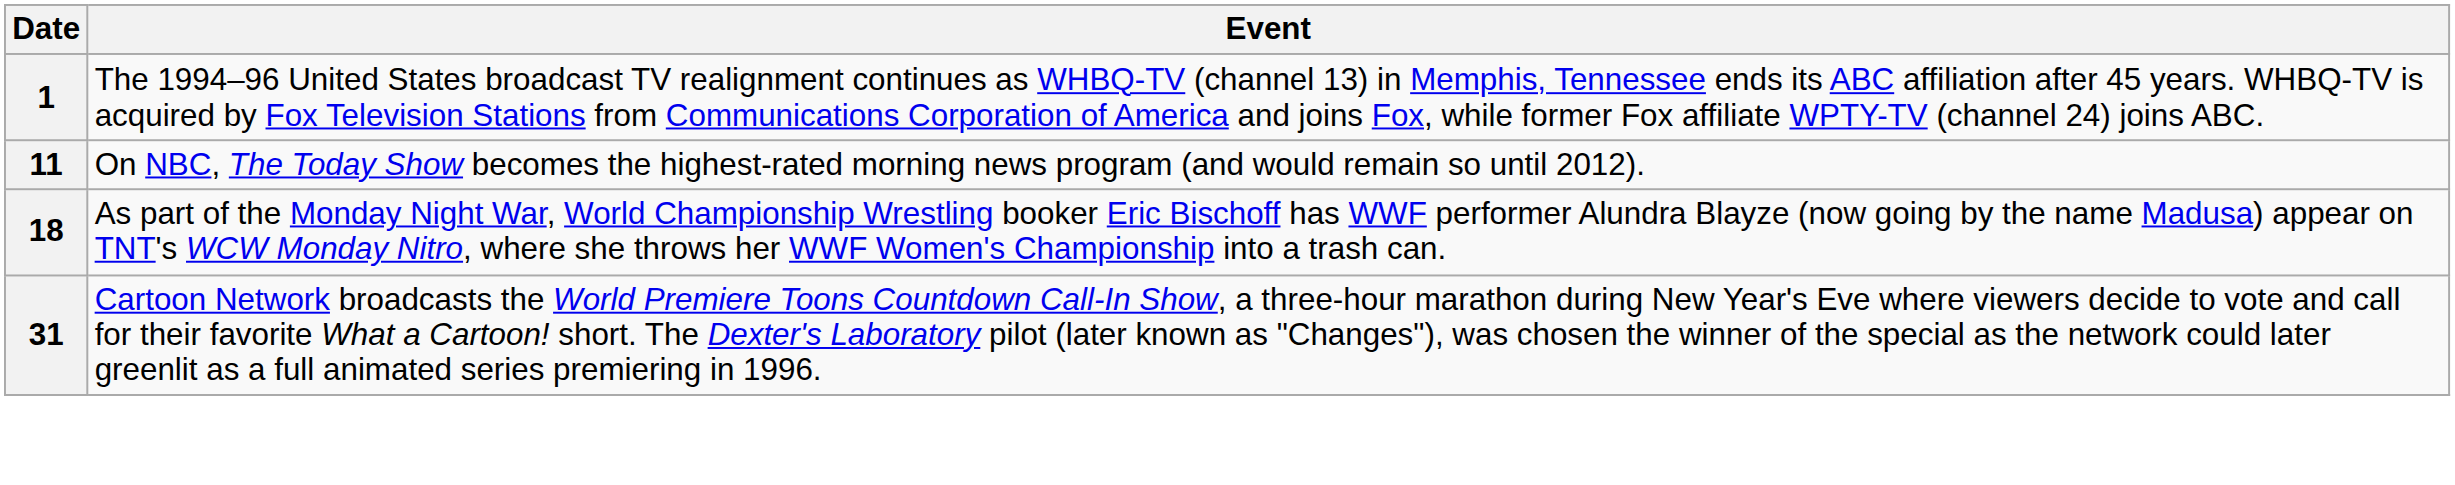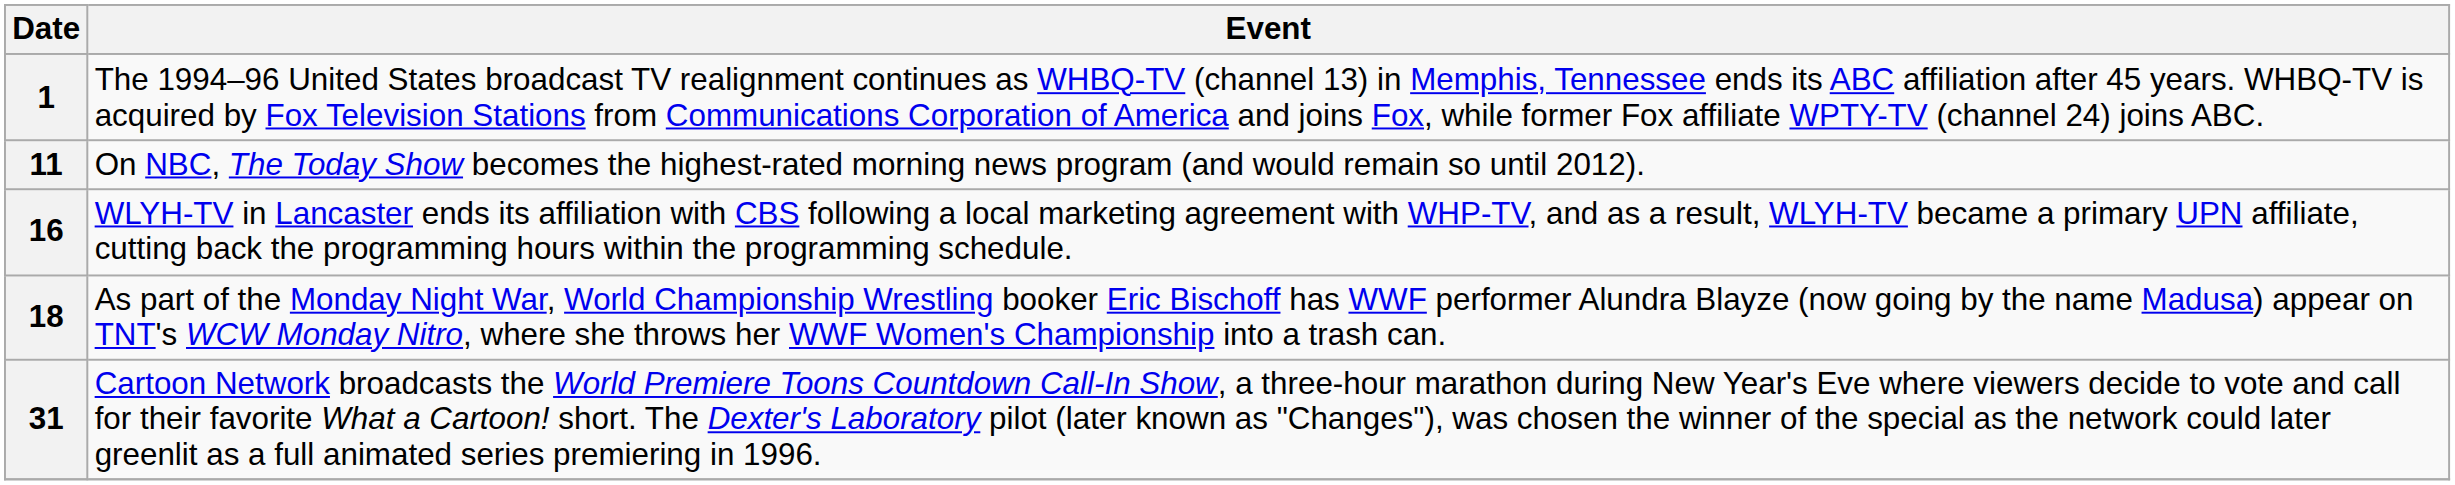+ row: (46, 231)
